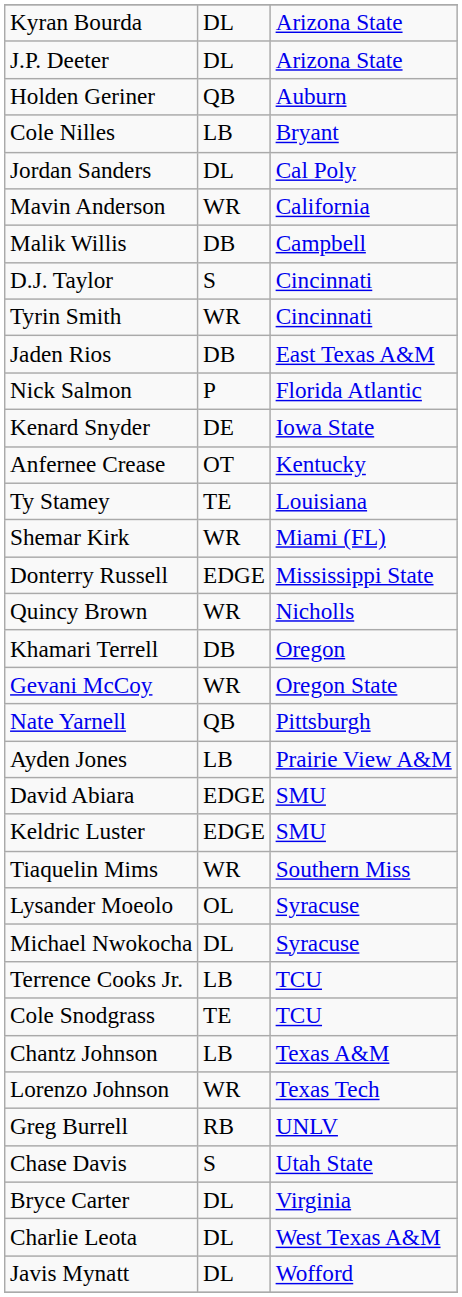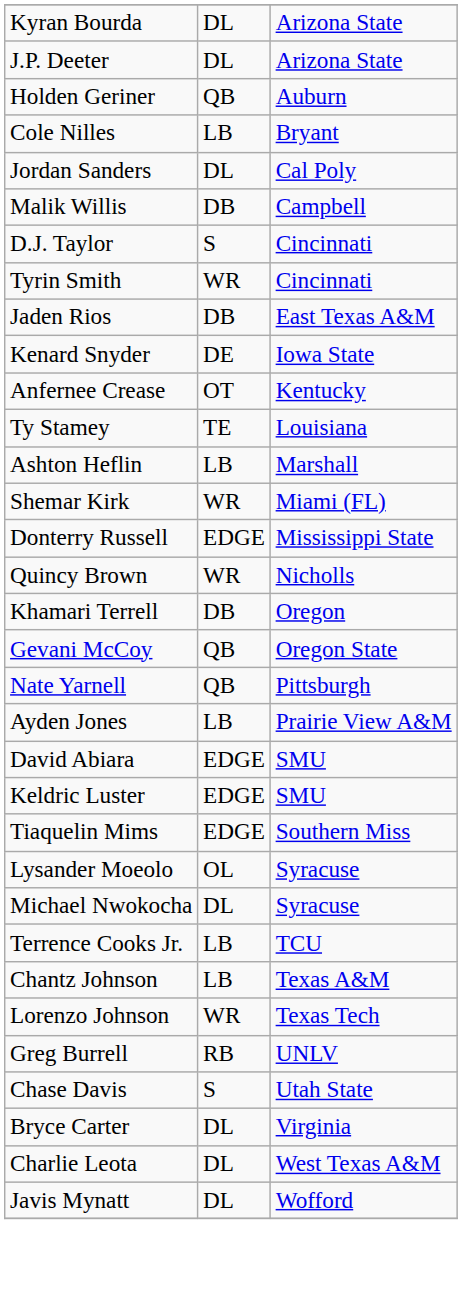- row: (88, 206)
- row: (71, 390)
+ row: (76, 464)
(222, 685) WR -> (219, 648) QB
(222, 869) WR -> (234, 832) EDGE
- row: (83, 1016)
